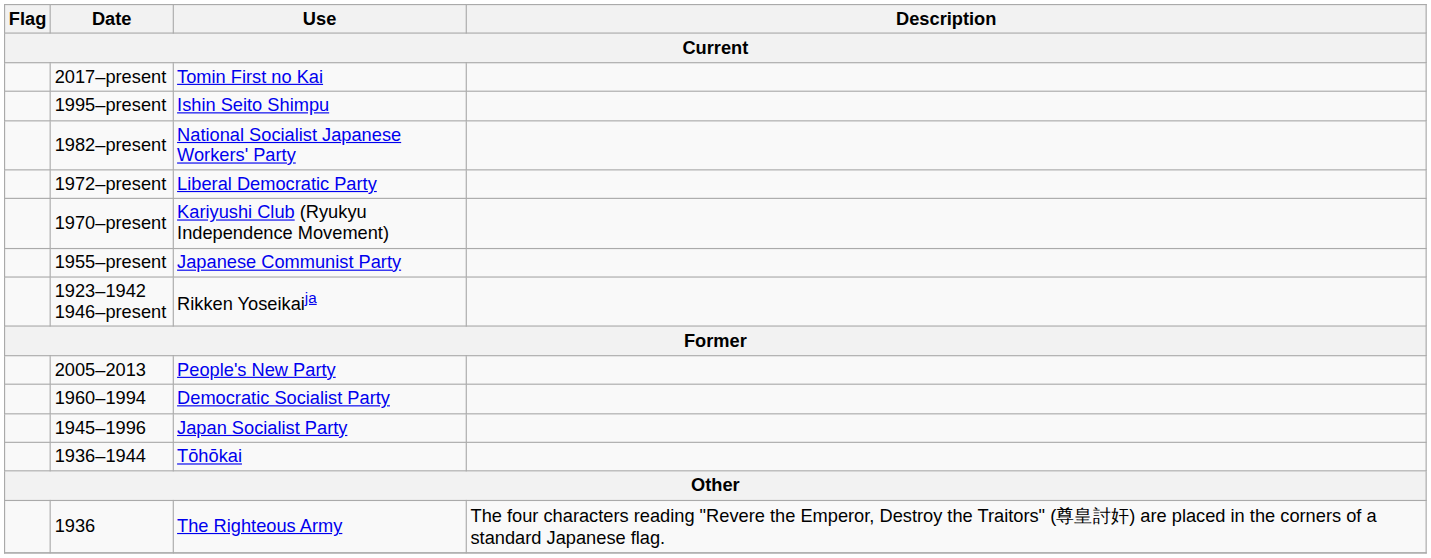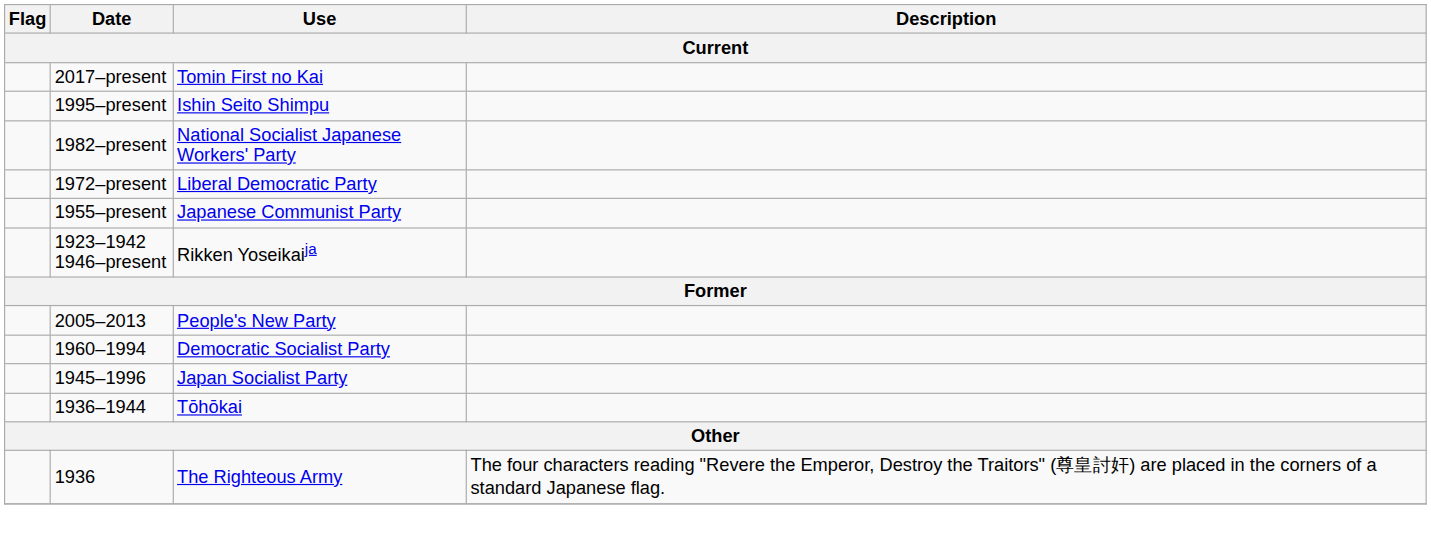- row: (110, 223)
